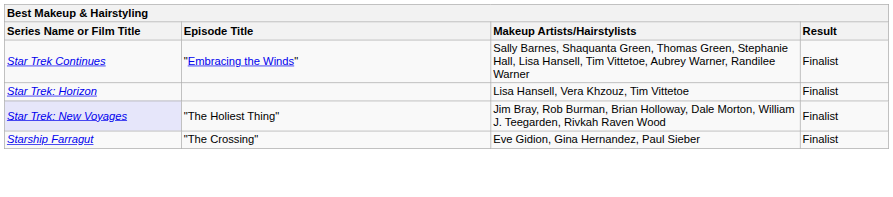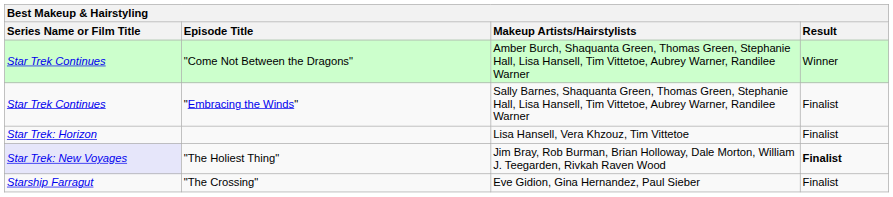+ row: (268, 61)
(820, 115) normal -> (822, 158) bold
